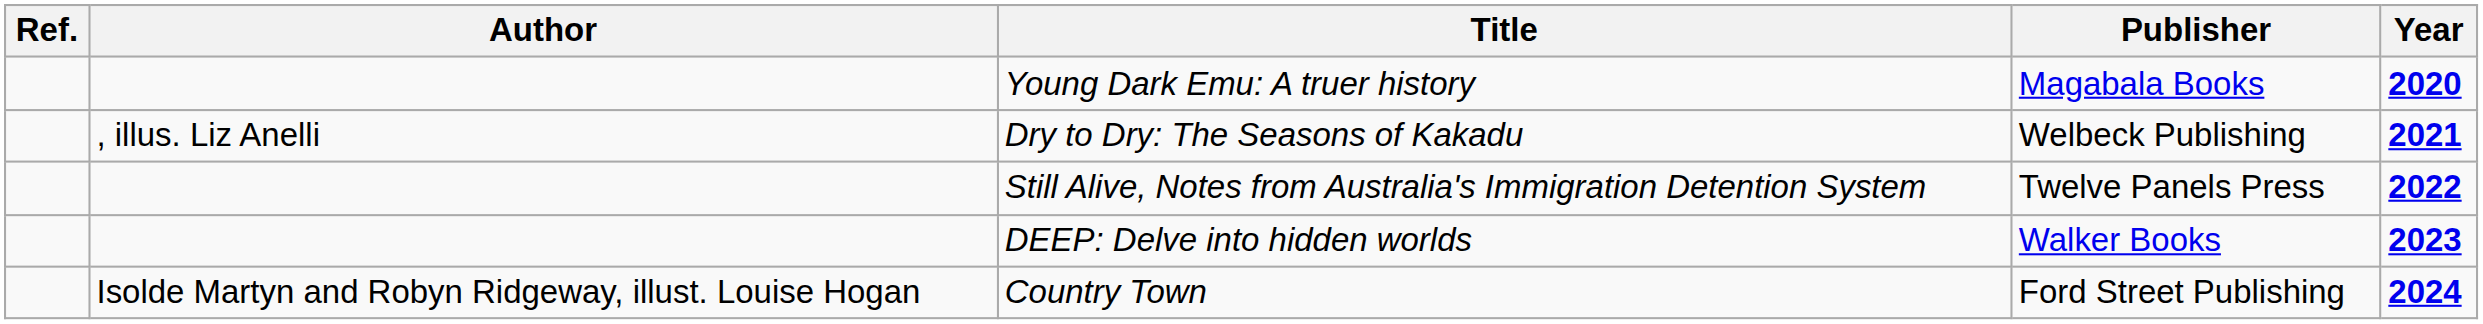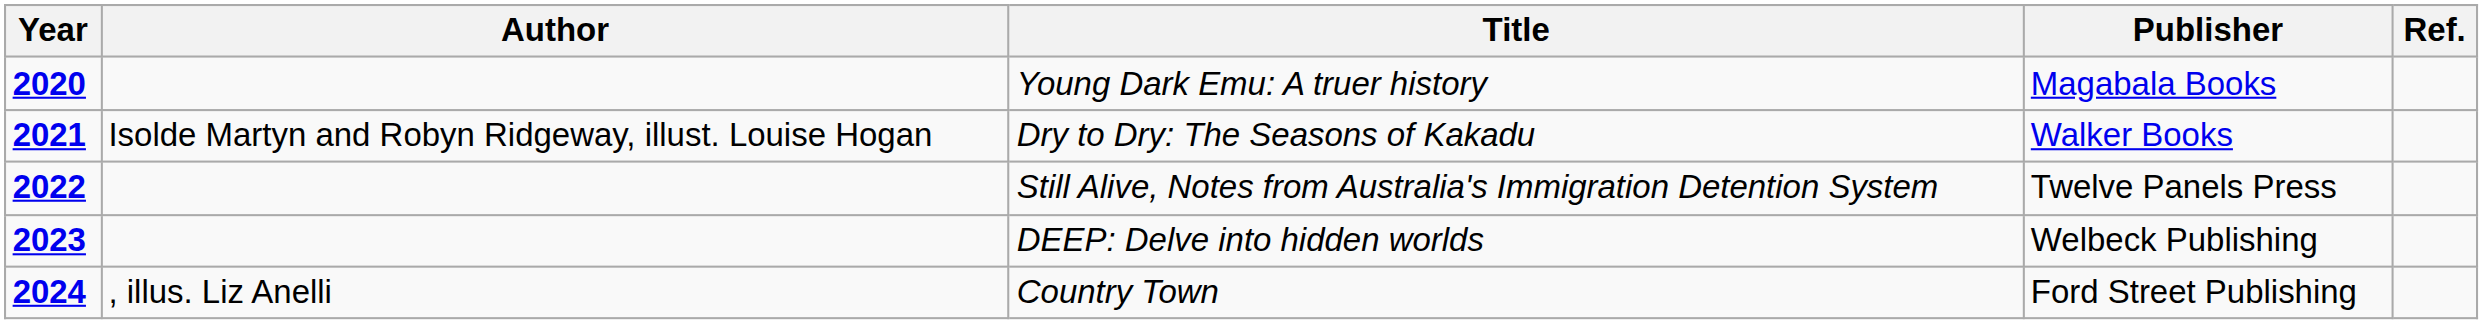columns swapped: (2429, 30) <-> (47, 30)
(208, 135) , illus. Liz Anelli -> (520, 135) Isolde Martyn and Robyn Ridgeway, illust. Louise Hogan
(2162, 135) Welbeck Publishing -> (2132, 135) Walker Books
(2120, 239) Walker Books -> (2174, 239) Welbeck Publishing
(508, 291) Isolde Martyn and Robyn Ridgeway, illust. Louise Hogan -> (220, 291) , illus. Liz Anelli
